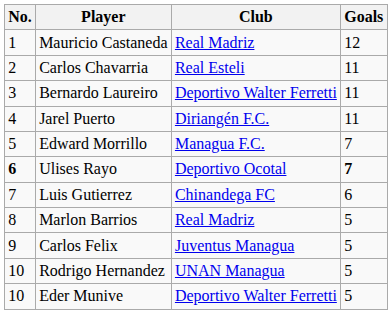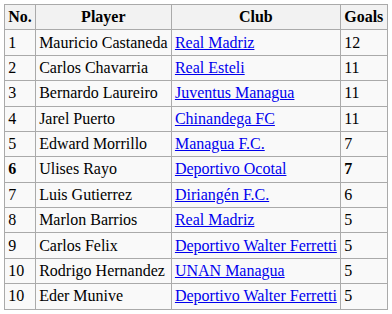(256, 93) Deportivo Walter Ferretti -> (235, 93) Juventus Managua
(222, 118) Diriangén F.C. -> (225, 118) Chinandega FC
(225, 194) Chinandega FC -> (222, 194) Diriangén F.C.
(235, 245) Juventus Managua -> (256, 245) Deportivo Walter Ferretti
